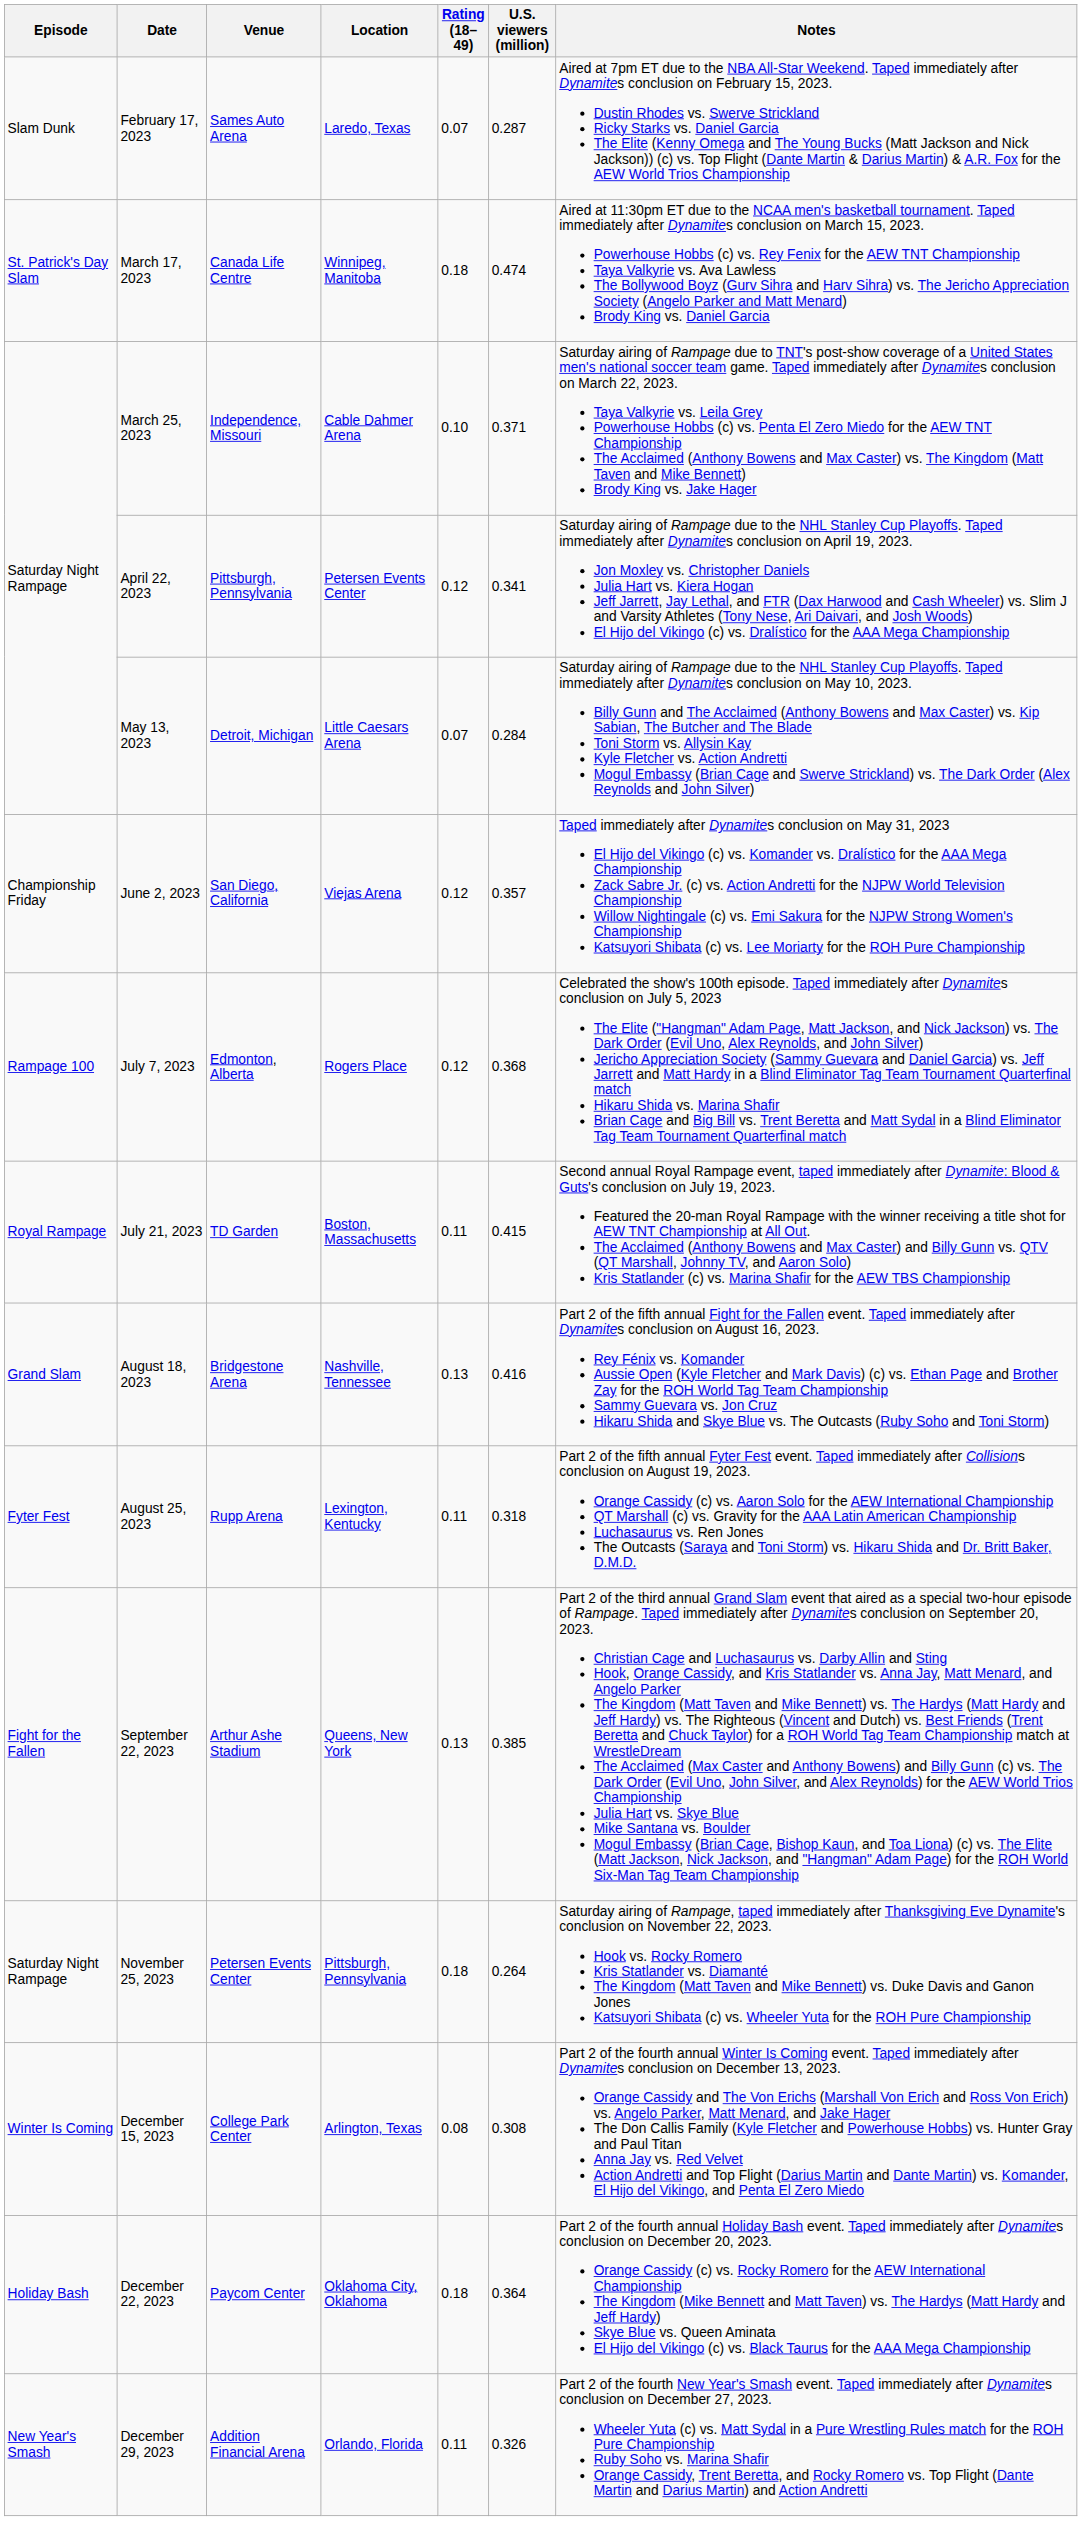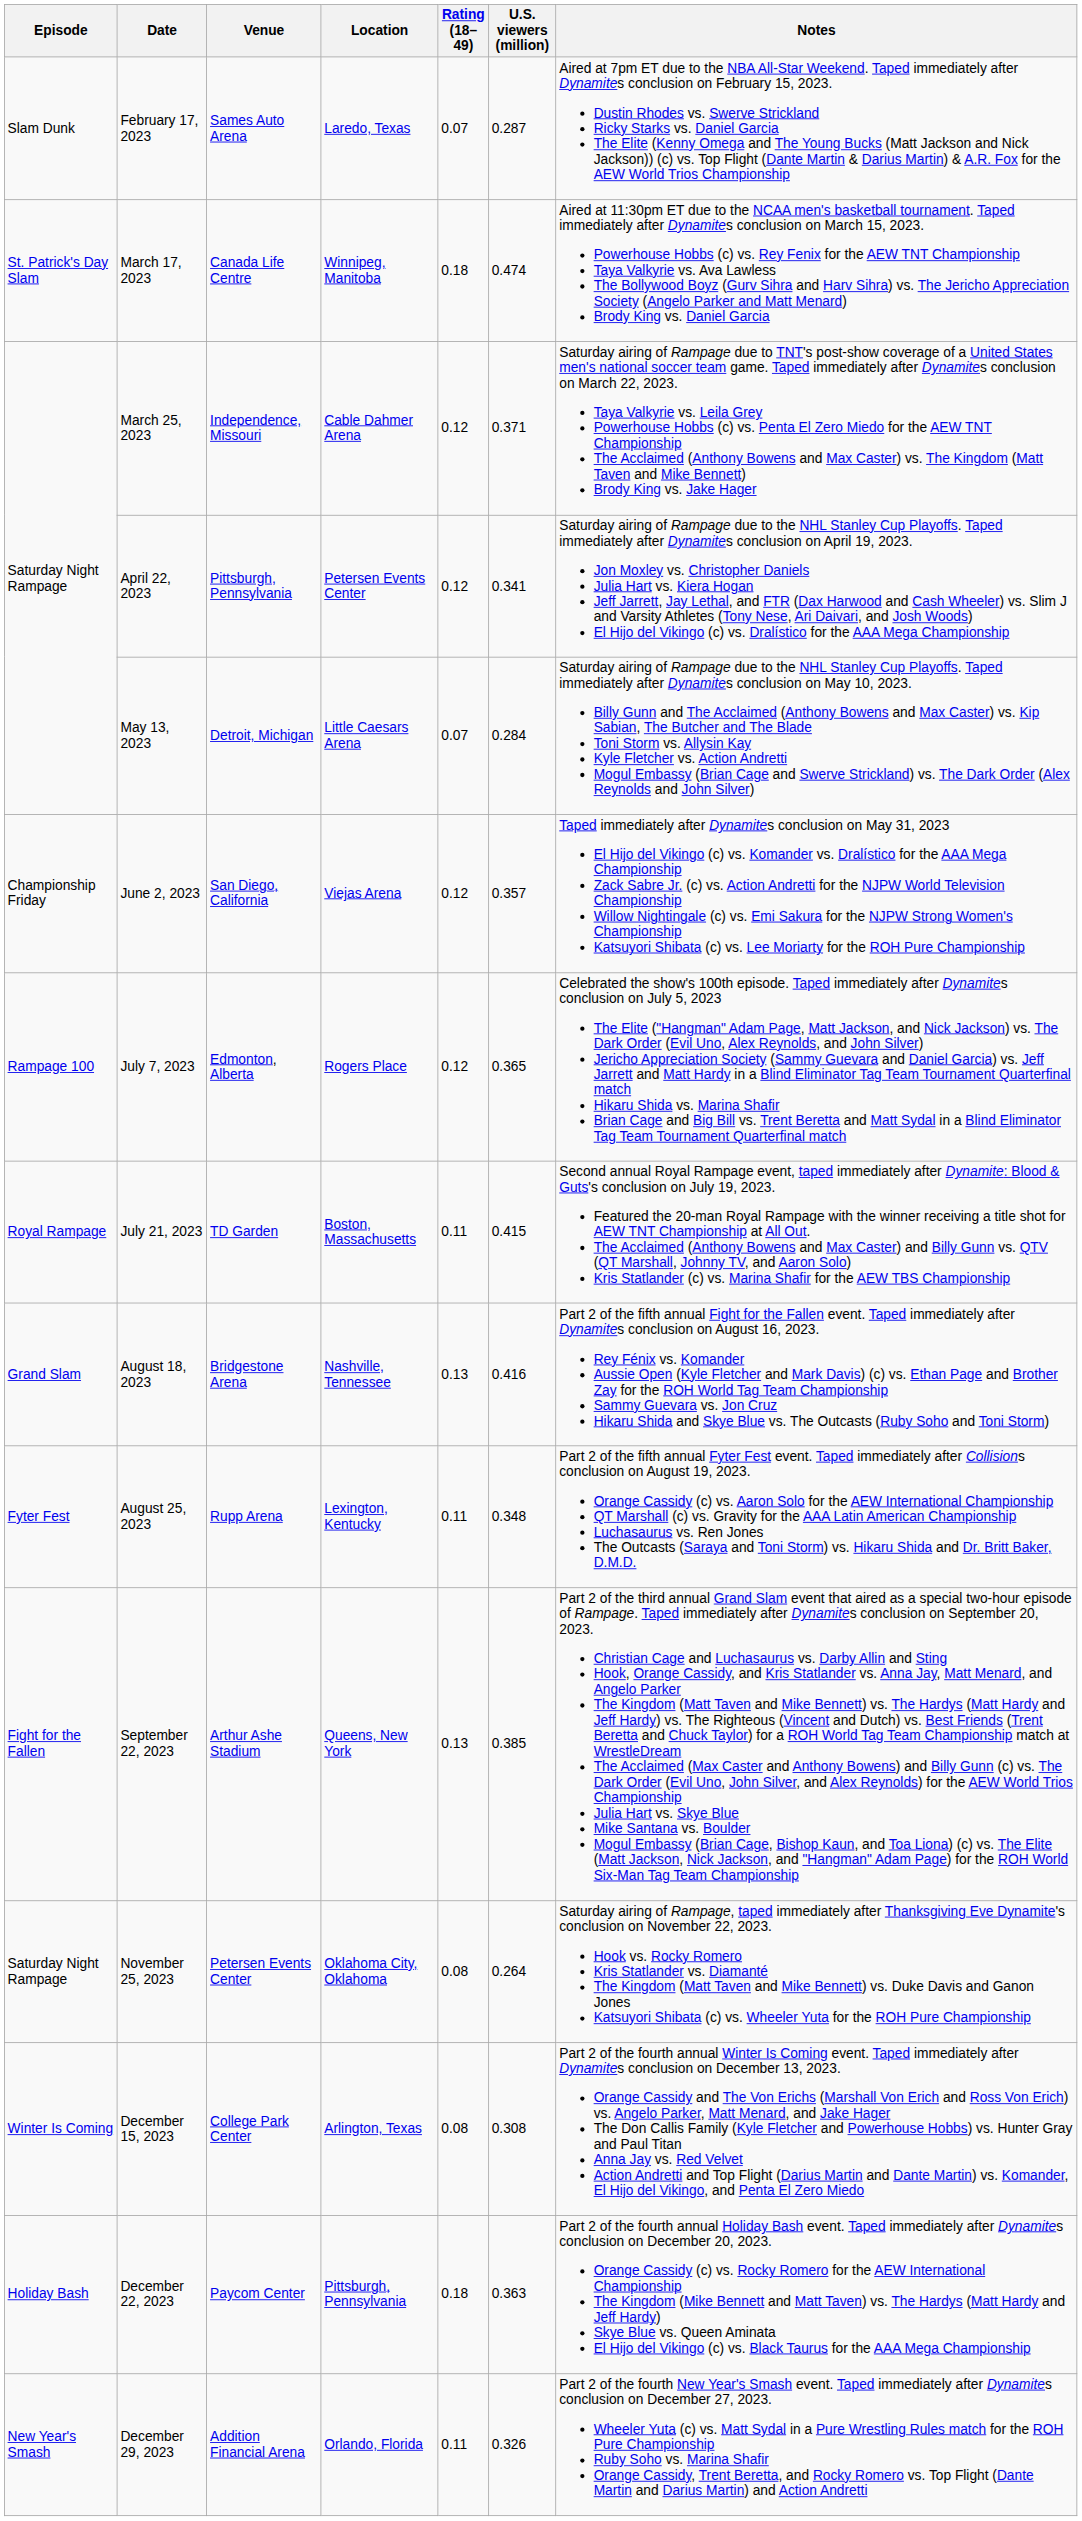(455, 428) 0.10 -> (455, 428) 0.12
(509, 1066) 0.368 -> (509, 1066) 0.365
(509, 1516) 0.318 -> (509, 1516) 0.348
(365, 1971) Pittsburgh, Pennsylvania -> (371, 1971) Oklahoma City, Oklahoma
(455, 1971) 0.18 -> (455, 1971) 0.08
(371, 2294) Oklahoma City, Oklahoma -> (365, 2294) Pittsburgh, Pennsylvania
(509, 2294) 0.364 -> (509, 2294) 0.363
